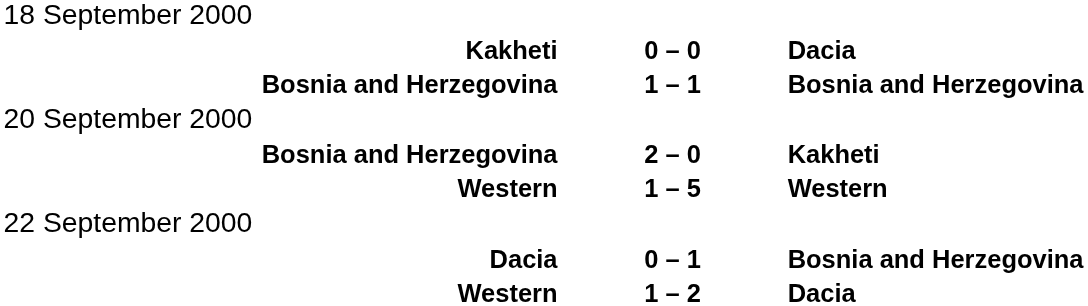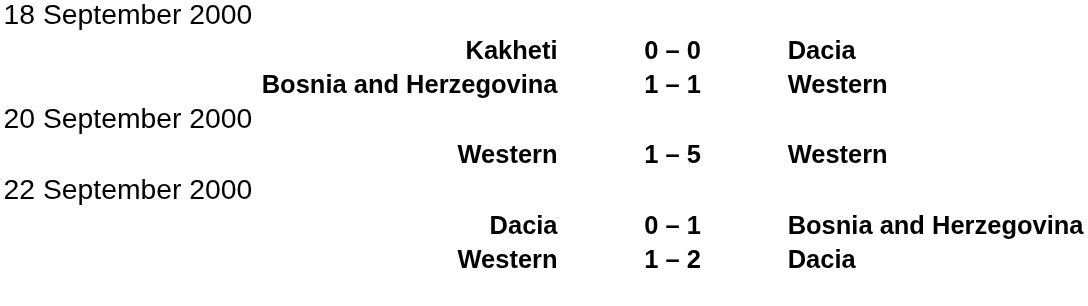(936, 84) Bosnia and Herzegovina -> (838, 84) Western
- row: (410, 155)
